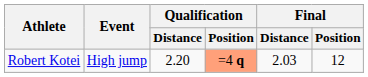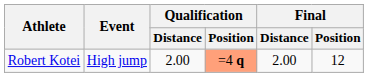(178, 61) 2.20 -> (178, 61) 2.00
(284, 61) 2.03 -> (284, 61) 2.00
